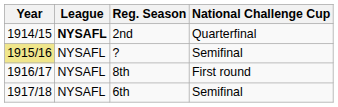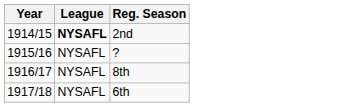- column: (261, 14)
(29, 53) khaki background -> (29, 53) no background
